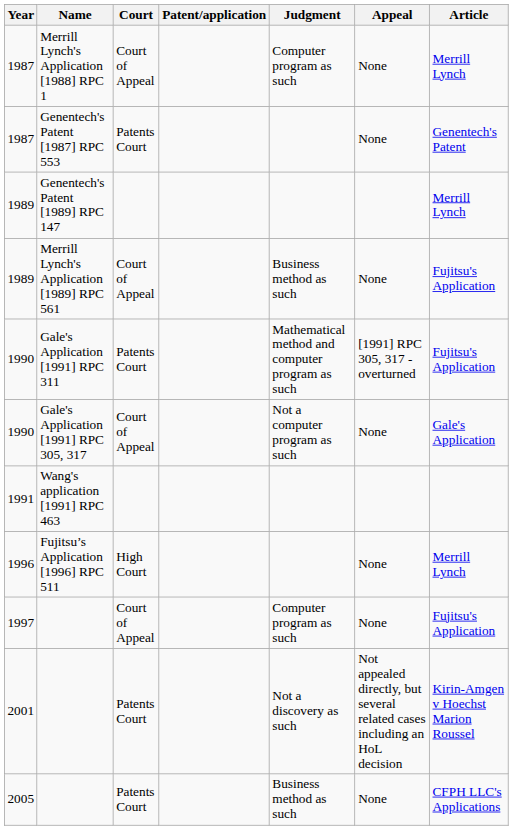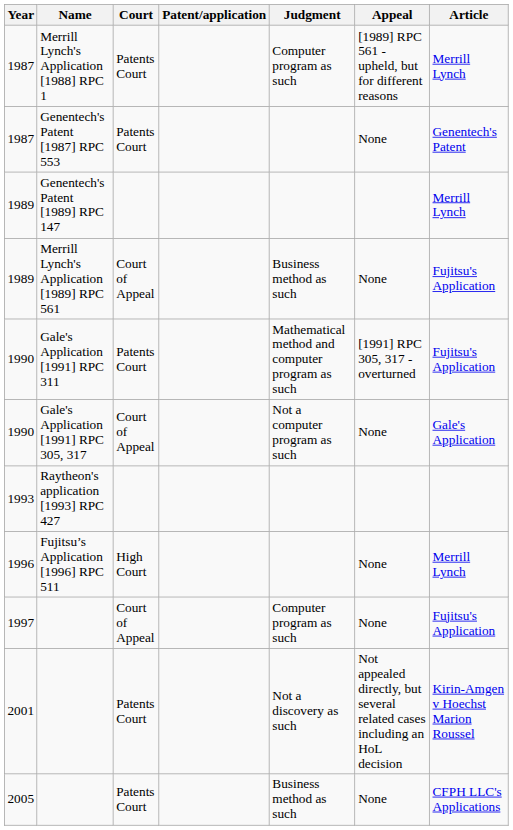(135, 65) Court of Appeal -> (135, 65) Patents Court
(373, 65) None -> (390, 65) [1989] RPC 561 - upheld, but for different reasons
- row: (21, 498)
+ row: (21, 498)
